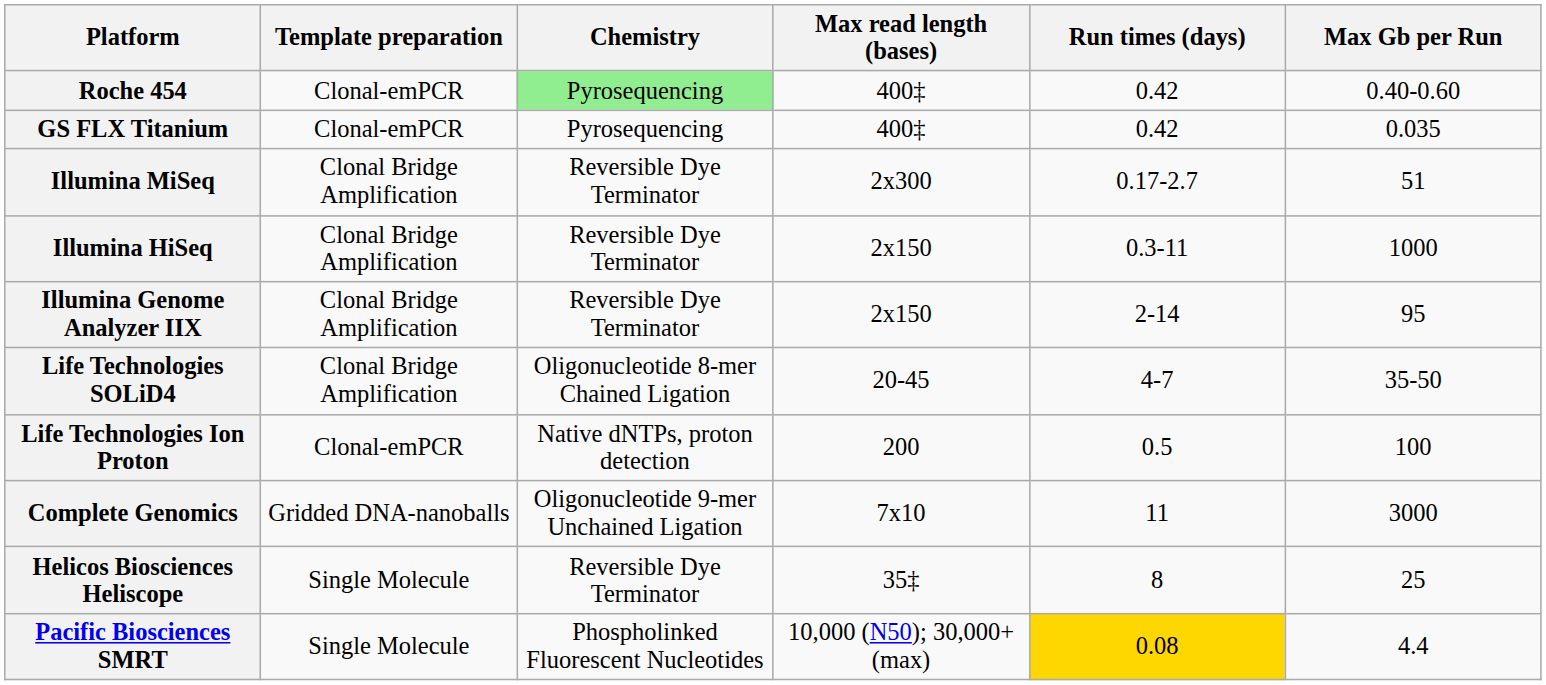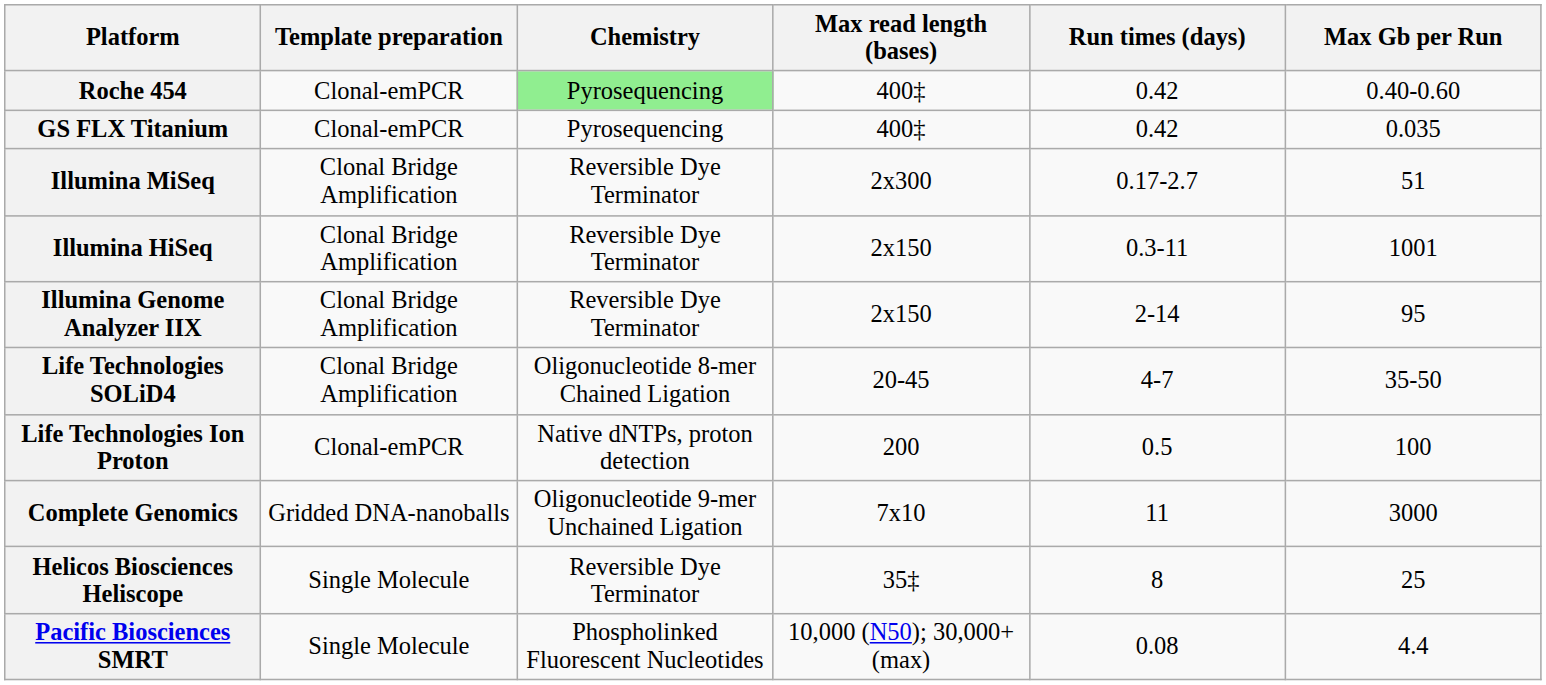(1413, 248) 1000 -> (1413, 248) 1001
(1157, 646) gold background -> (1157, 646) no background
